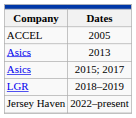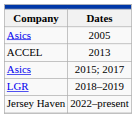(25, 35) ACCEL -> (19, 35) Asics
(19, 52) Asics -> (25, 52) ACCEL
